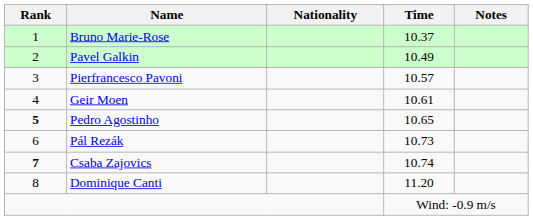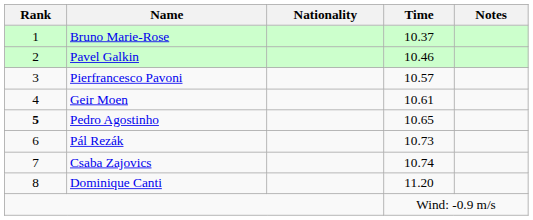(419, 57) 10.49 -> (419, 57) 10.46
(36, 162) bold -> (36, 162) normal
